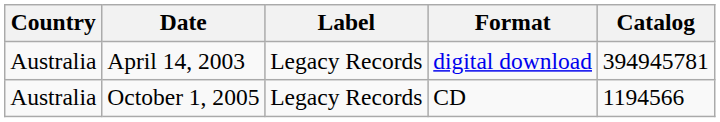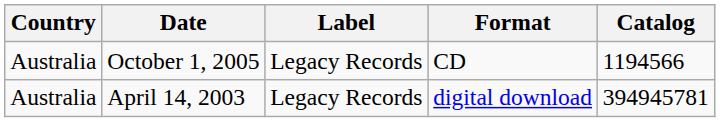rows swapped: (176, 60) <-> (183, 97)
